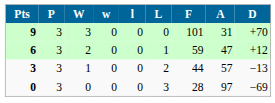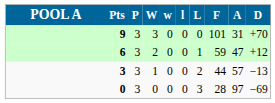+ column: (56, 15)
